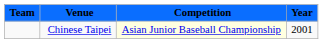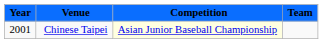columns swapped: (302, 13) <-> (22, 13)
